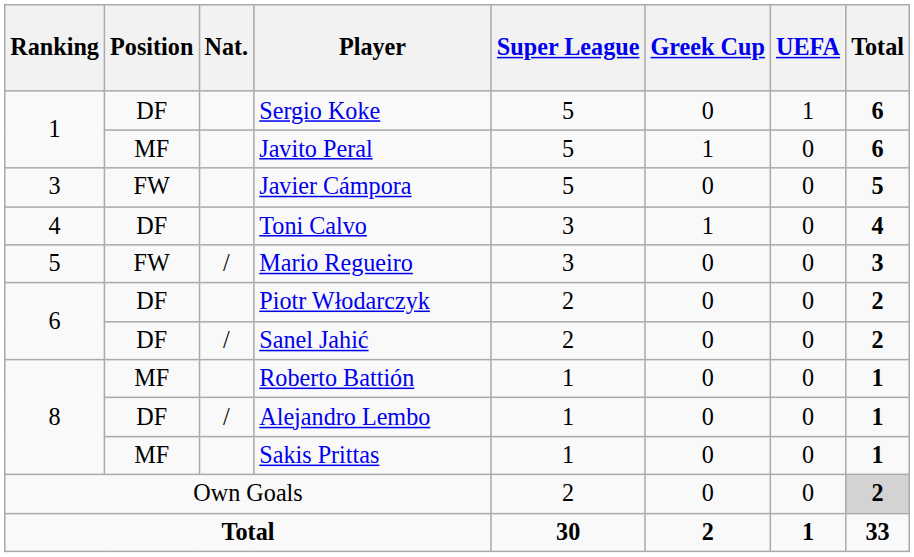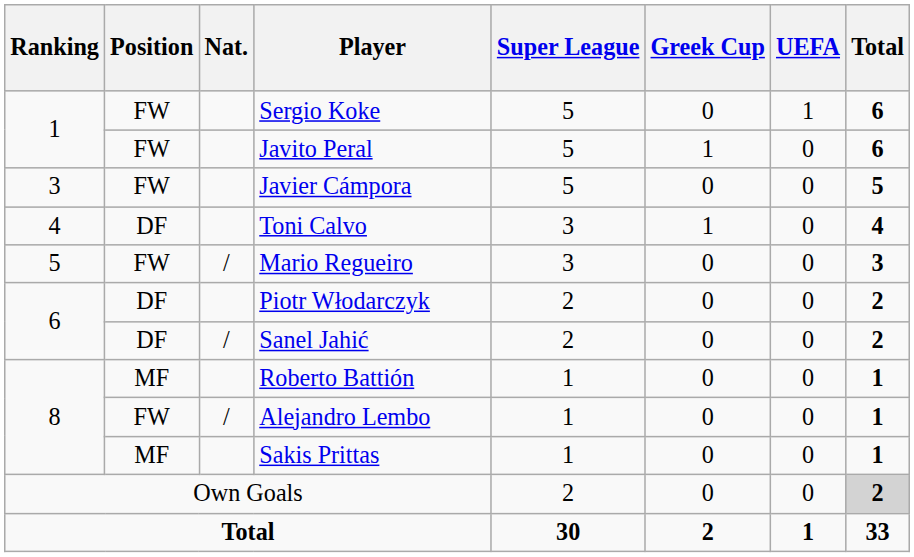(152, 110) DF -> (152, 110) FW
(152, 148) MF -> (152, 148) FW
(152, 416) DF -> (152, 416) FW
